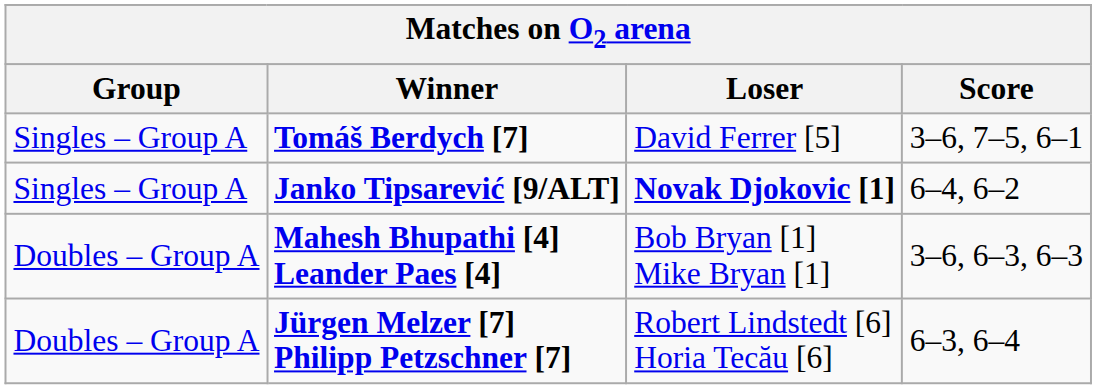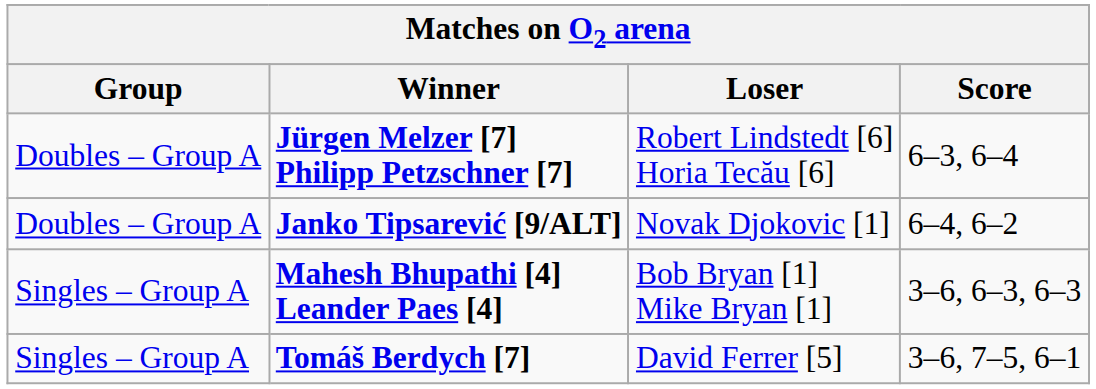rows swapped: (423, 340) <-> (401, 137)
(130, 187) Singles – Group A -> (138, 223) Doubles – Group A
(765, 187) bold -> (763, 223) normal
(136, 255) Doubles – Group A -> (132, 290) Singles – Group A
